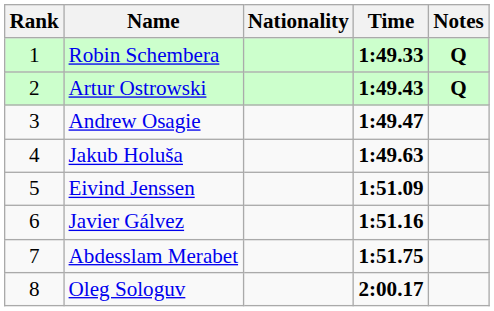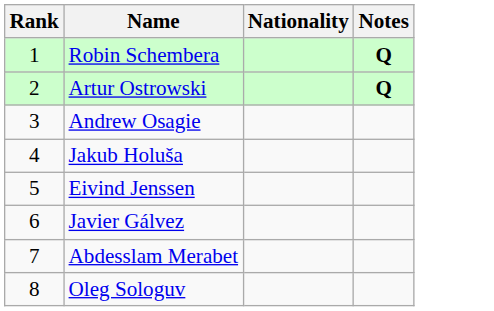- column: (391, 21)
